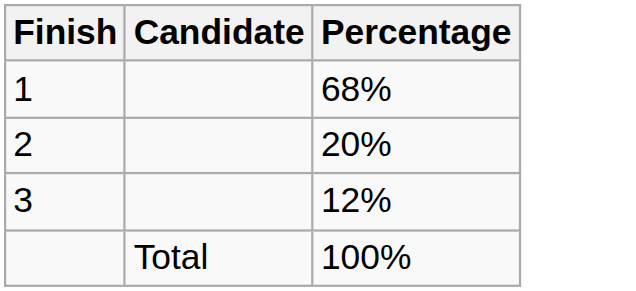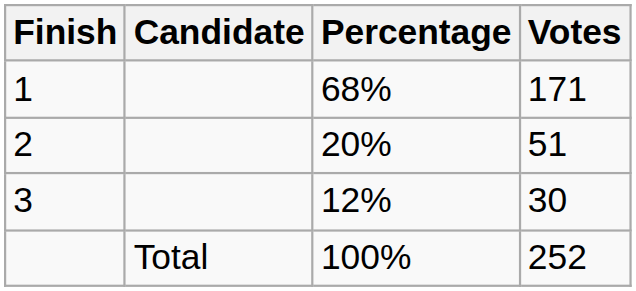+ column: (575, 32)
